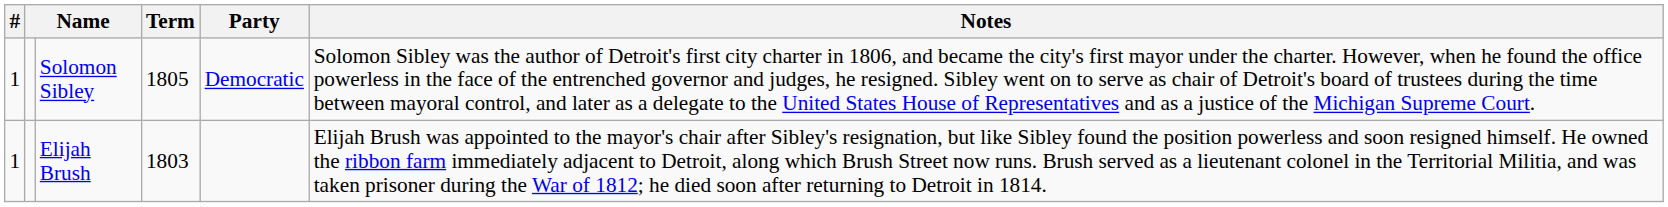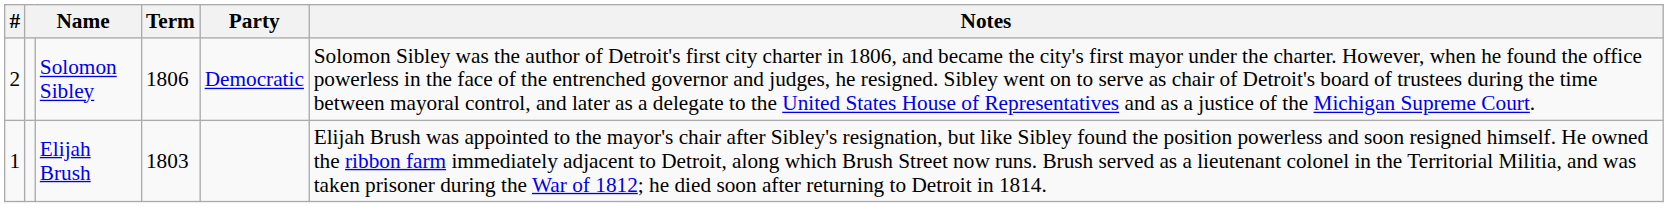(15, 79) 1 -> (15, 79) 2
(167, 79) 1805 -> (167, 79) 1806
